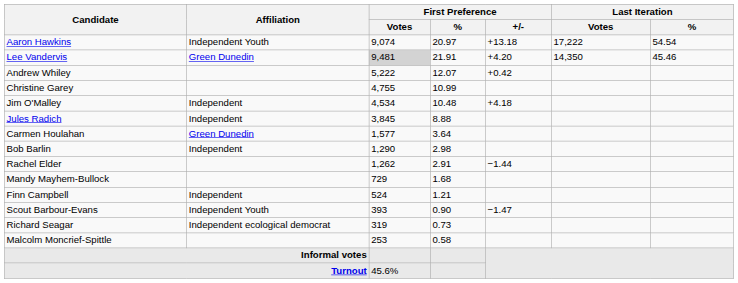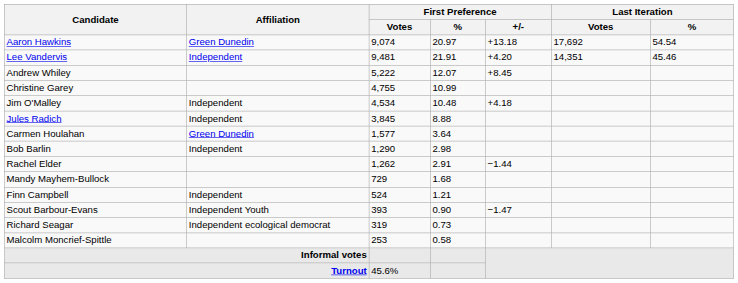(229, 42) Independent Youth -> (221, 42) Green Dunedin
(568, 42) 17,222 -> (568, 42) 17,692
(221, 57) Green Dunedin -> (216, 57) Independent
(383, 57) lightgrey background -> (383, 57) no background
(568, 57) 14,350 -> (568, 57) 14,351
(500, 73) +0.42 -> (500, 73) +8.45
